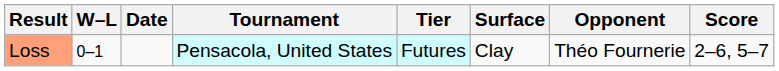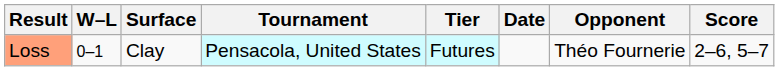columns swapped: (147, 19) <-> (510, 19)
